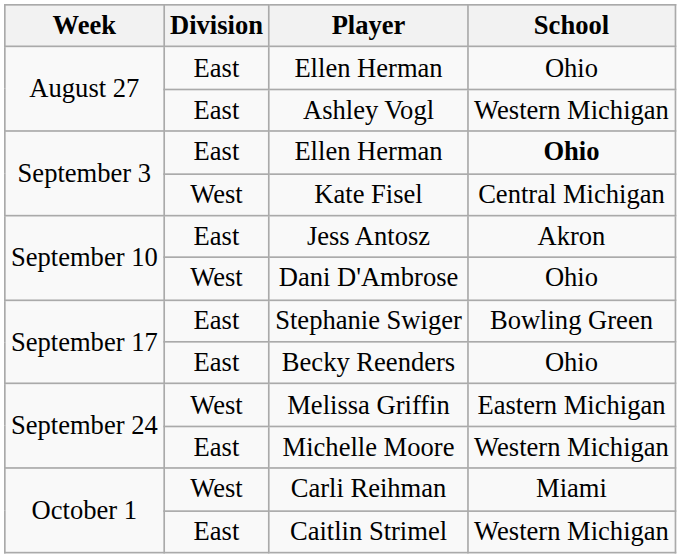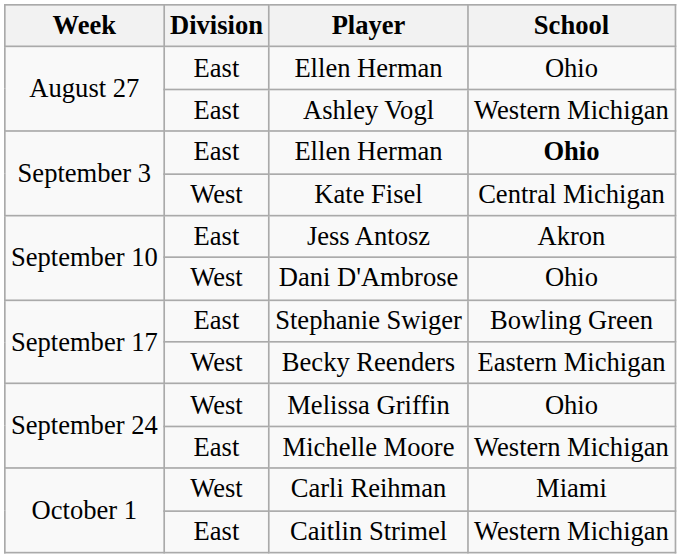(216, 362) East -> (216, 362) West
(571, 362) Ohio -> (571, 362) Eastern Michigan
(571, 404) Eastern Michigan -> (571, 404) Ohio
